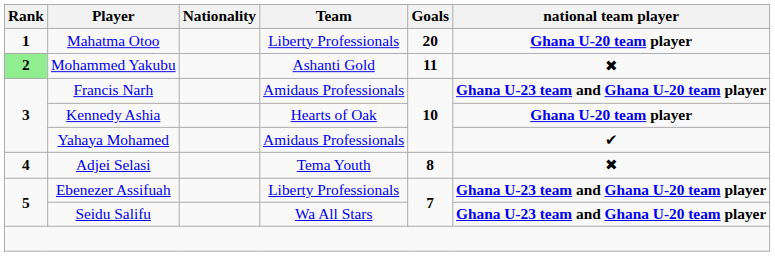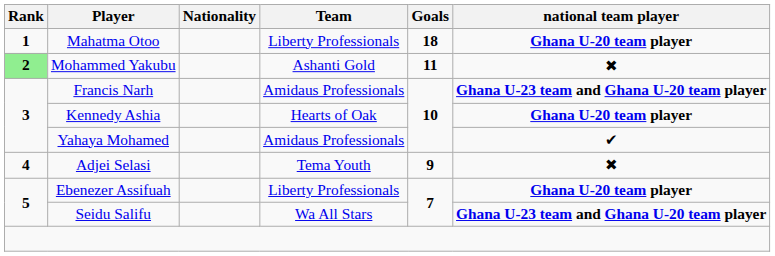(430, 41) 20 -> (430, 41) 18
(430, 165) 8 -> (430, 165) 9
(611, 190) Ghana U-23 team and Ghana U-20 team player -> (611, 190) Ghana U-20 team player
